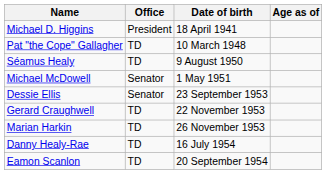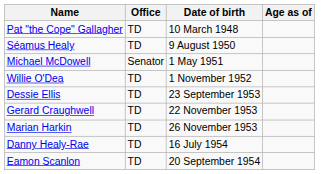- row: (50, 29)
+ row: (35, 78)
(146, 95) Senator -> (135, 95) TD
